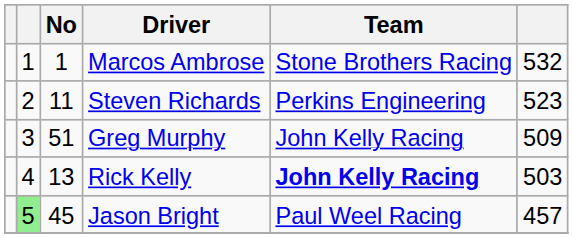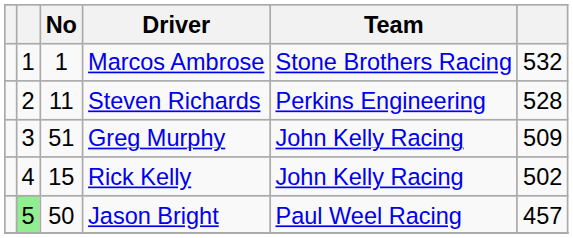(543, 100) 523 -> (543, 100) 528
(61, 176) 13 -> (61, 176) 15
(377, 176) bold -> (370, 176) normal
(543, 176) 503 -> (543, 176) 502
(61, 214) 45 -> (61, 214) 50
